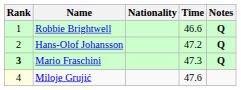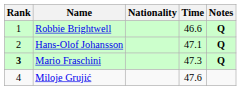(193, 45) 47.2 -> (193, 45) 47.1
(19, 77) lightyellow background -> (19, 77) no background
